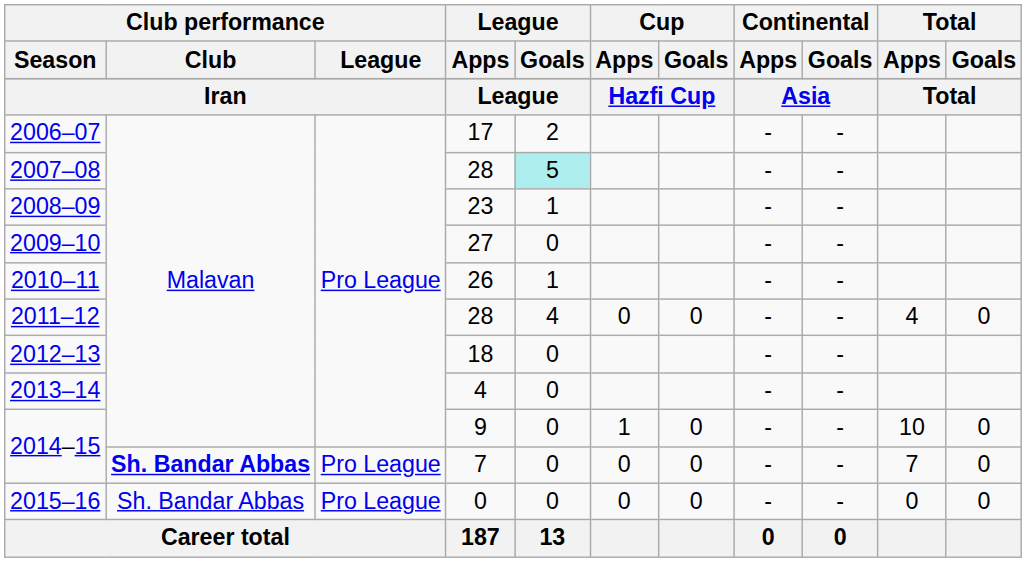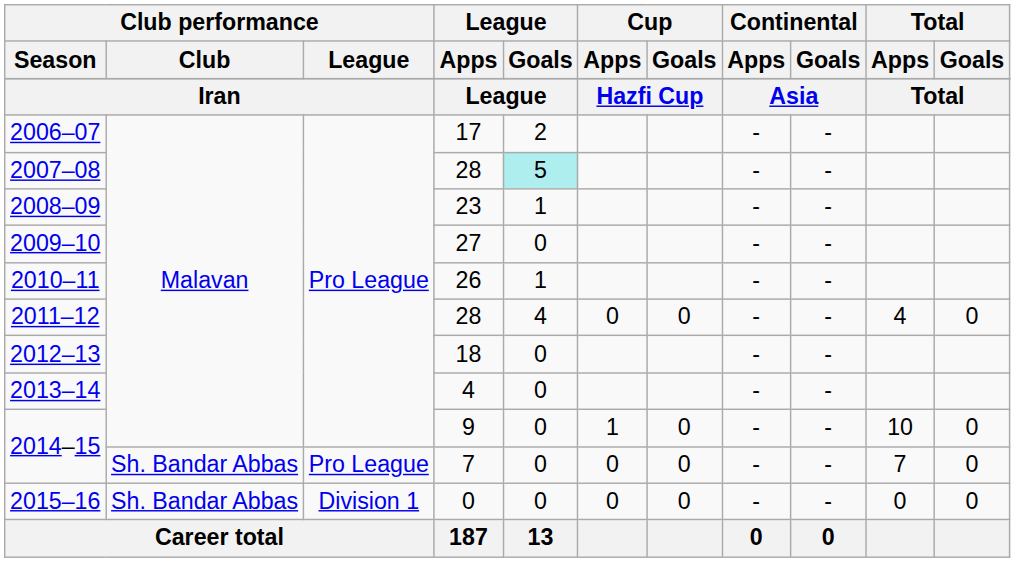(211, 464) bold -> (205, 464) normal
(381, 501) Pro League -> (369, 501) Division 1
